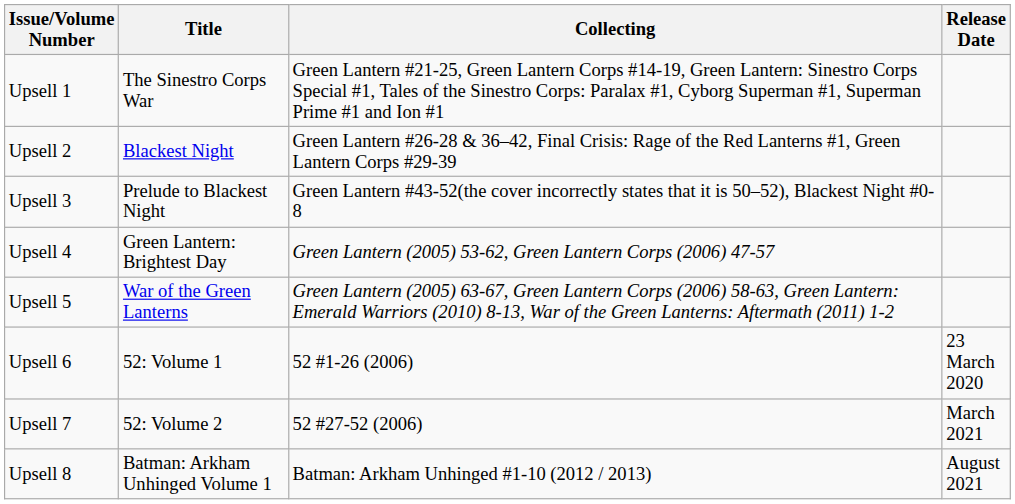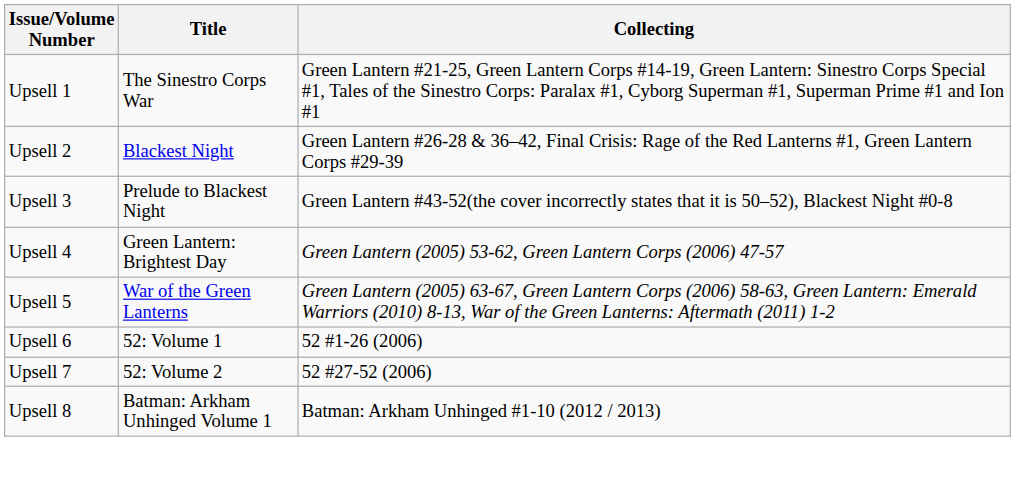- column: (976, 29)
